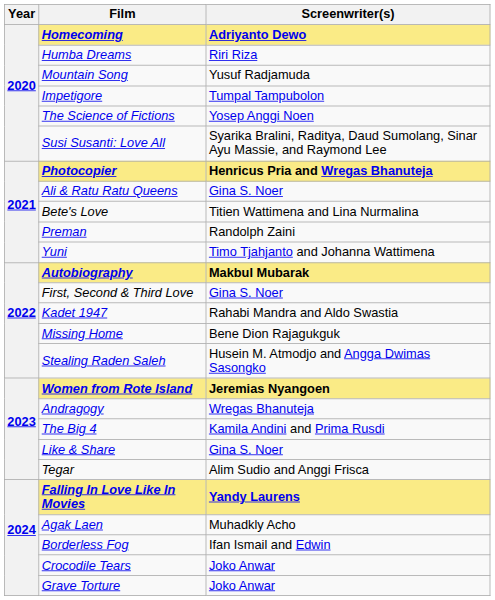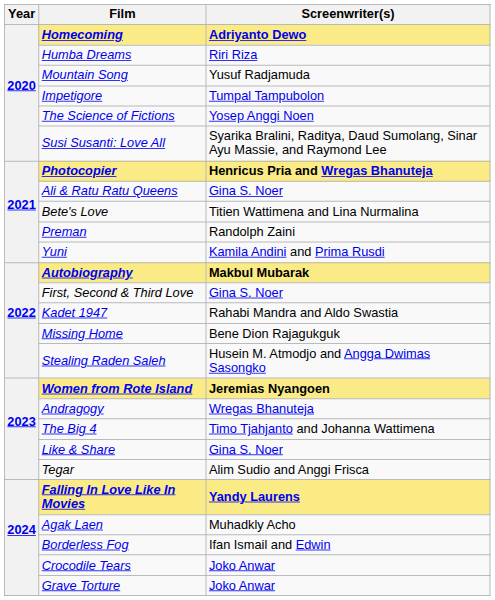(322, 252) Timo Tjahjanto and Johanna Wattimena -> (297, 252) Kamila Andini and Prima Rusdi
(297, 429) Kamila Andini and Prima Rusdi -> (322, 429) Timo Tjahjanto and Johanna Wattimena
